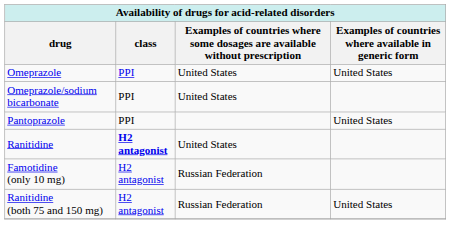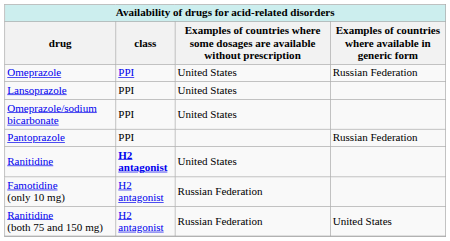(363, 73) United States -> (375, 73) Russian Federation
+ row: (37, 90)
(363, 120) United States -> (375, 138) Russian Federation
